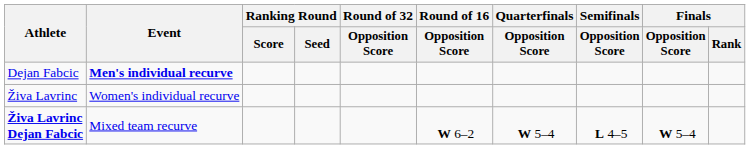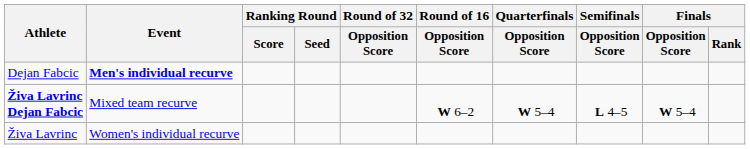rows swapped: (42, 95) <-> (45, 125)
